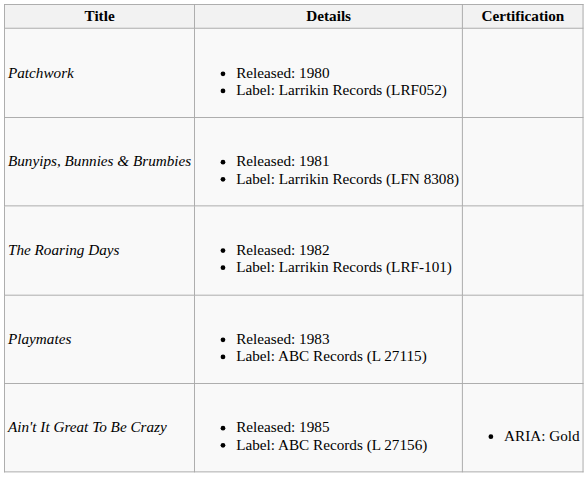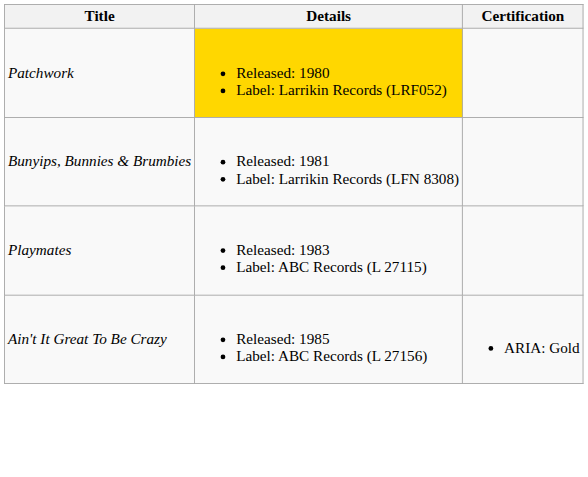(329, 81) no background -> (329, 81) gold background
- row: (64, 250)
